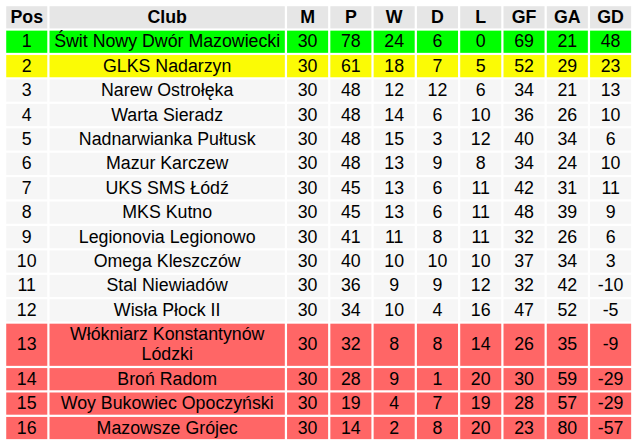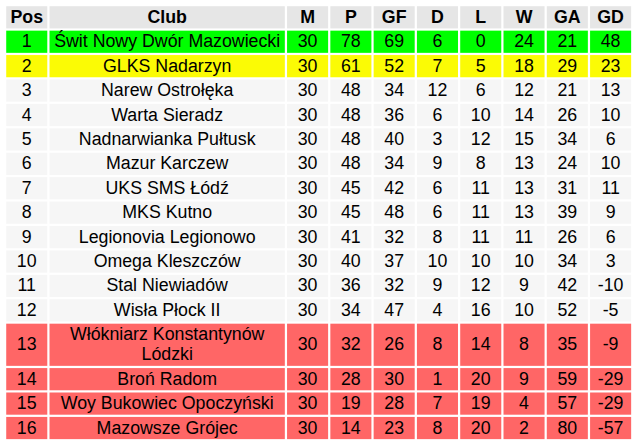columns swapped: (394, 17) <-> (524, 17)
